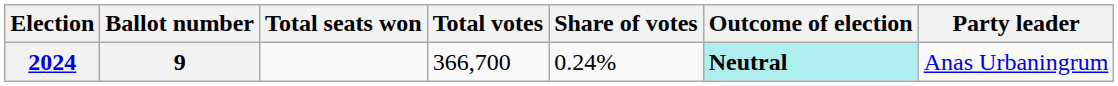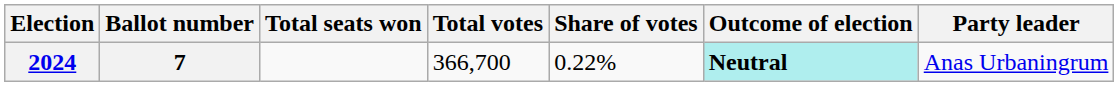(180, 61) 9 -> (180, 61) 7
(585, 61) 0.24% -> (585, 61) 0.22%
